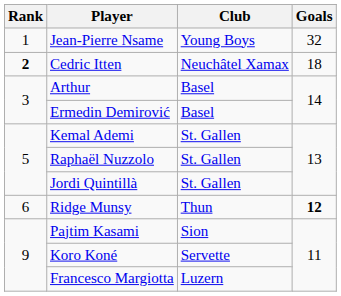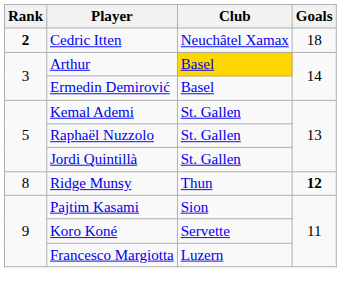- row: (107, 40)
(197, 87) no background -> (197, 64) gold background
(25, 207) 6 -> (25, 183) 8
